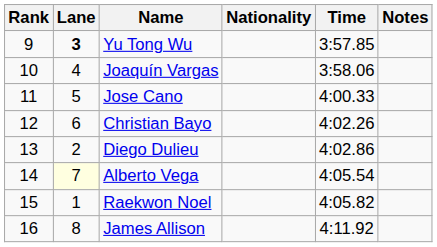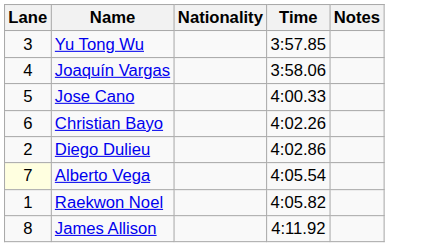- column: (29, 17)
(76, 44) bold -> (28, 44) normal
